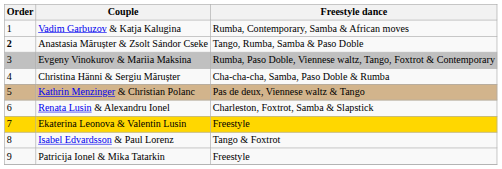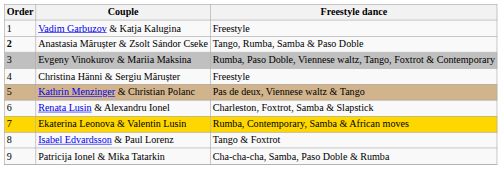(311, 28) Rumba, Contemporary, Samba & African moves -> (231, 28) Freestyle
(301, 76) Cha-cha-cha, Samba, Paso Doble & Rumba -> (231, 76) Freestyle
(231, 124) Freestyle -> (311, 124) Rumba, Contemporary, Samba & African moves
(231, 156) Freestyle -> (301, 156) Cha-cha-cha, Samba, Paso Doble & Rumba
